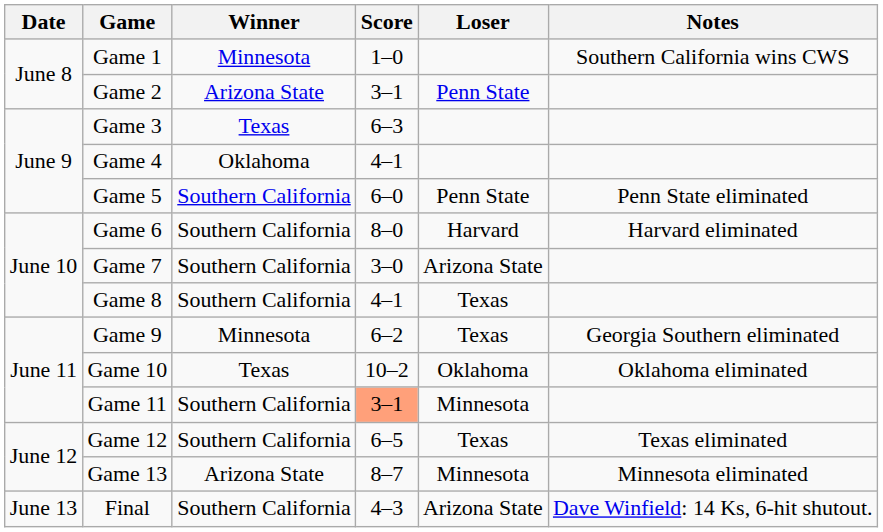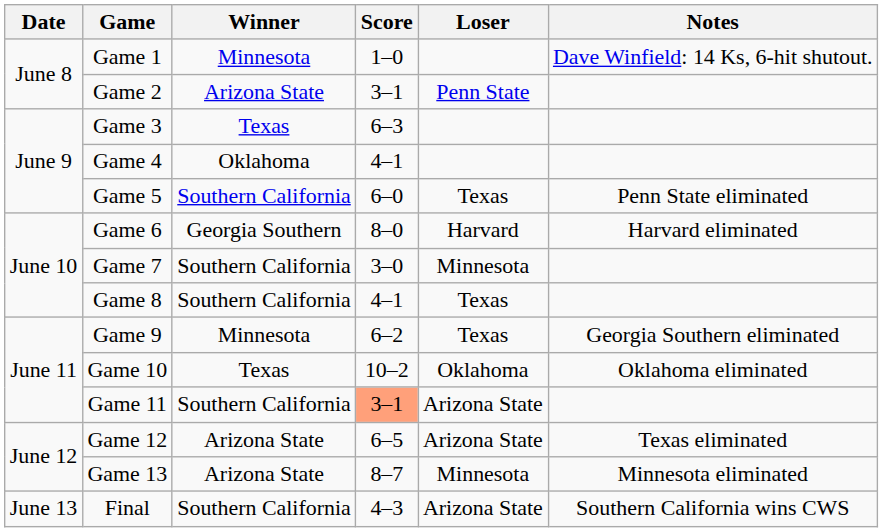(713, 56) Southern California wins CWS -> (713, 56) Dave Winfield: 14 Ks, 6-hit shutout.
(483, 195) Penn State -> (483, 195) Texas
(264, 230) Southern California -> (264, 230) Georgia Southern
(483, 265) Arizona State -> (483, 265) Minnesota
(483, 404) Minnesota -> (483, 404) Arizona State
(264, 439) Southern California -> (264, 439) Arizona State
(483, 439) Texas -> (483, 439) Arizona State
(713, 508) Dave Winfield: 14 Ks, 6-hit shutout. -> (713, 508) Southern California wins CWS
